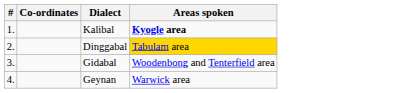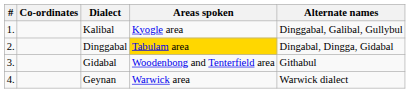+ column: (341, 12)
(159, 29) bold -> (158, 29) normal
